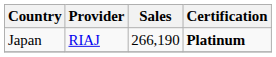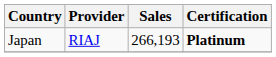(155, 39) 266,190 -> (155, 39) 266,193
